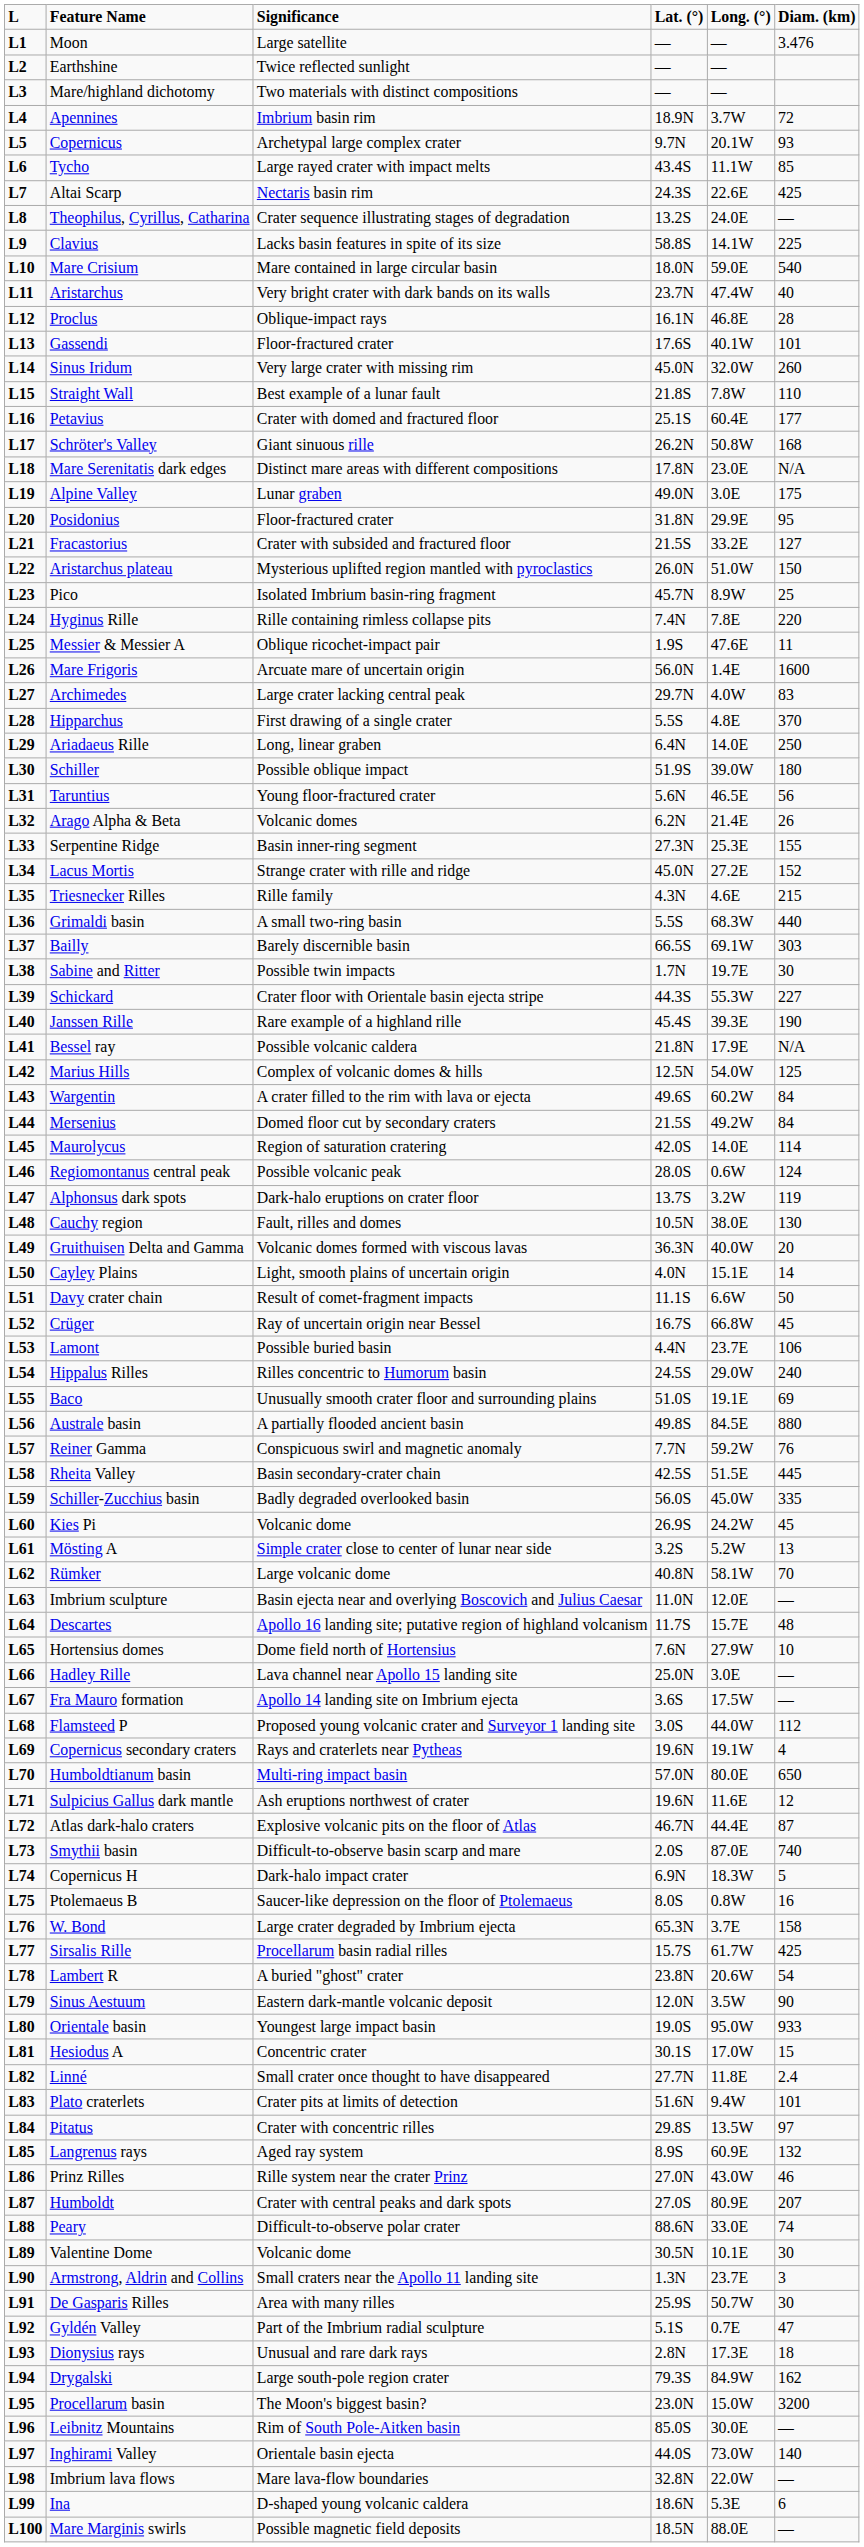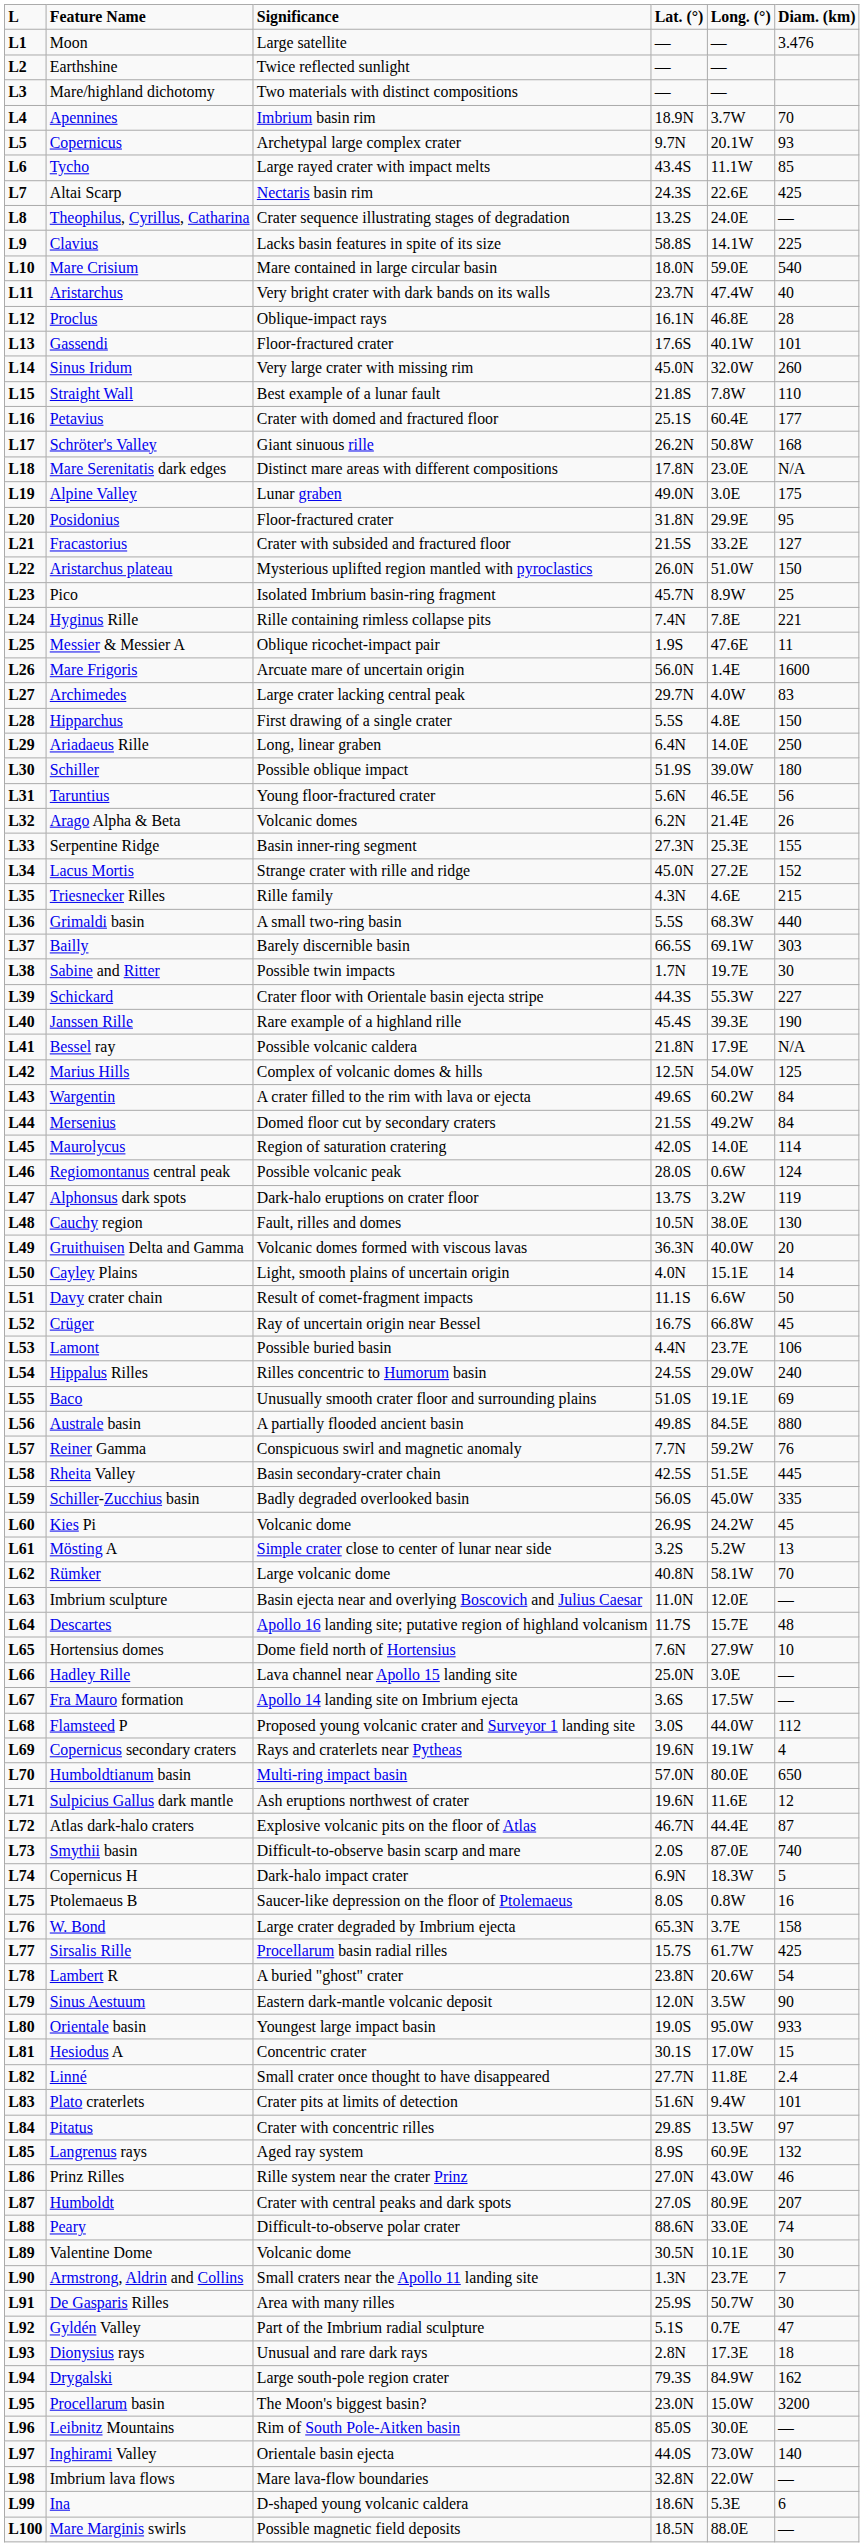(786, 117) 72 -> (786, 117) 70
(790, 619) 220 -> (790, 619) 221
(790, 720) 370 -> (790, 720) 150
(782, 2277) 3 -> (782, 2277) 7
